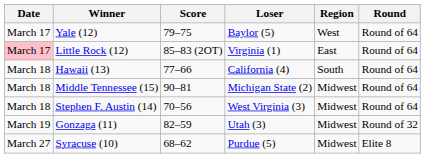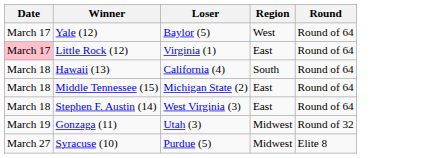- column: (193, 13)
(337, 88) Midwest -> (263, 88) East
(337, 106) Midwest -> (263, 106) East
